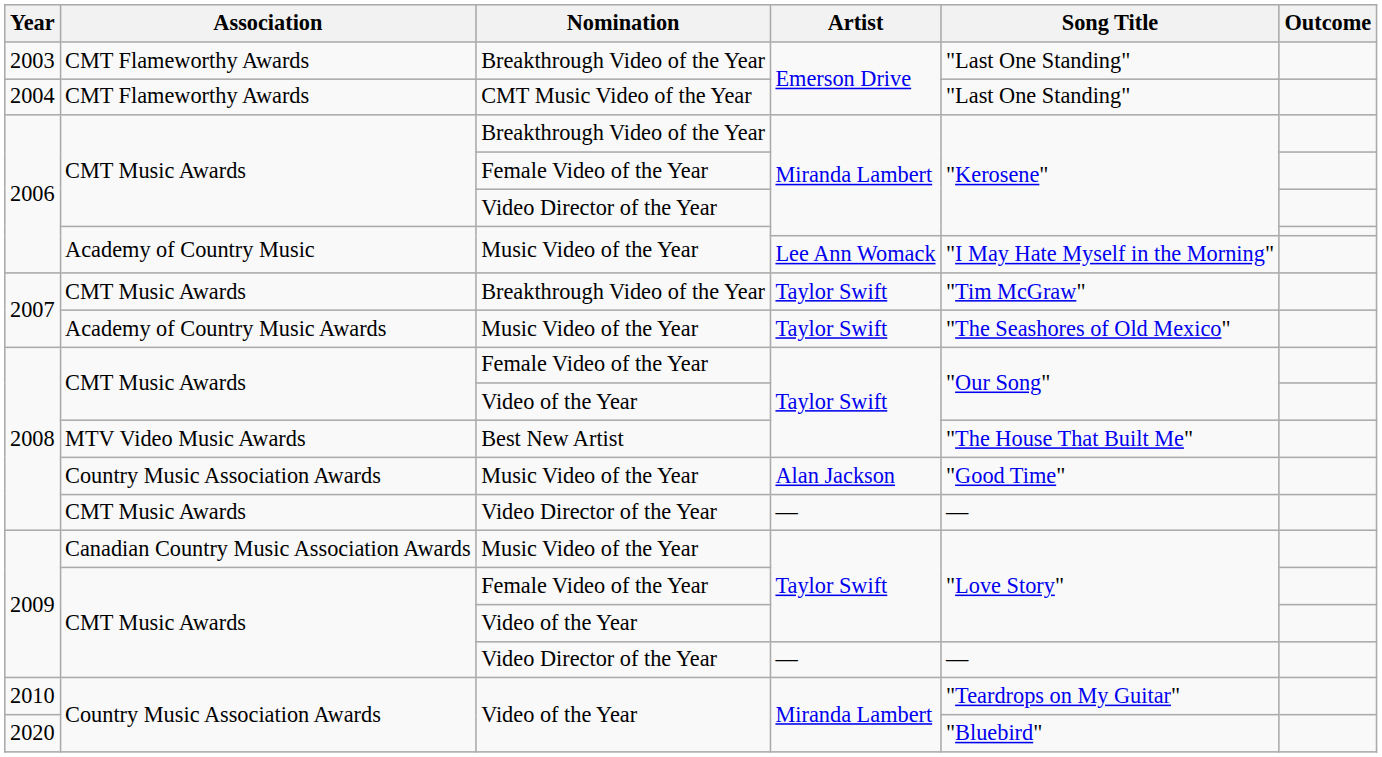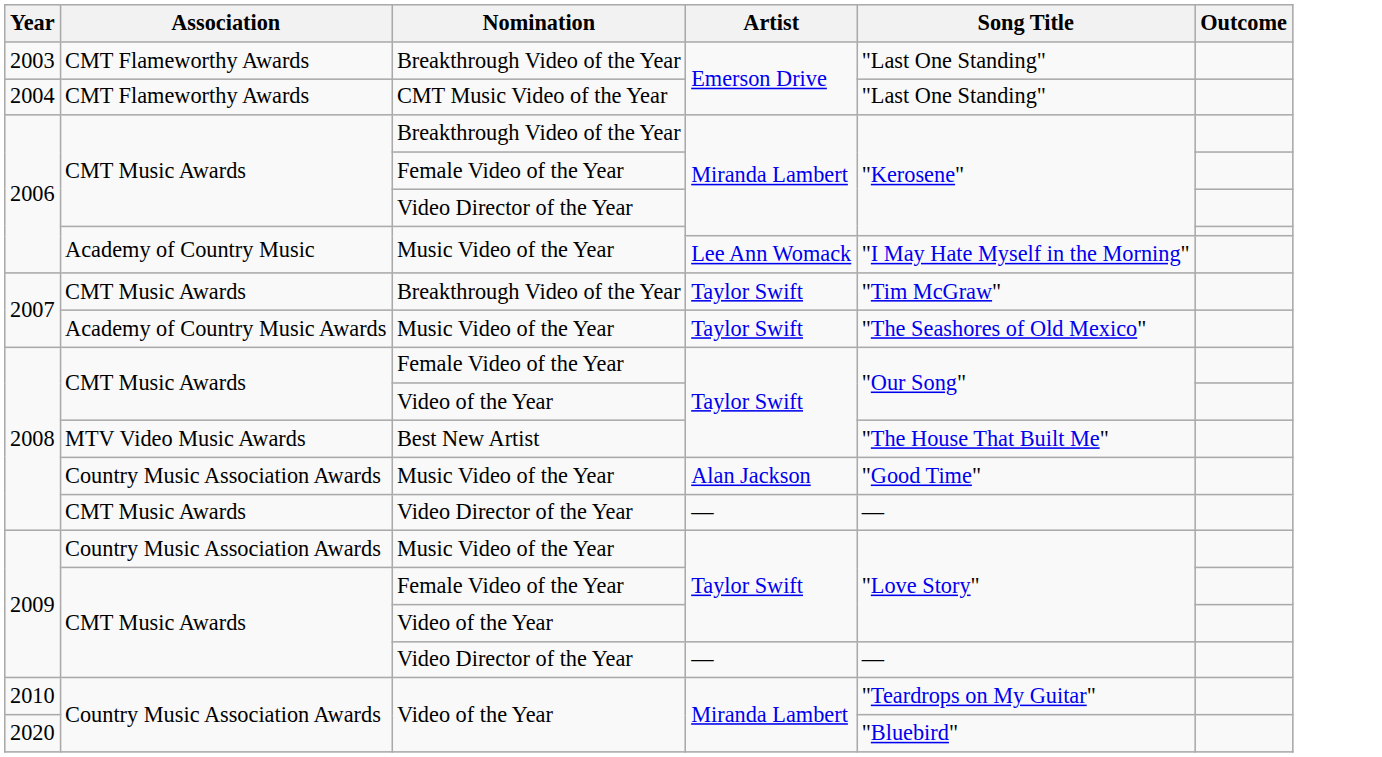(268, 549) Canadian Country Music Association Awards -> (223, 549) Country Music Association Awards
